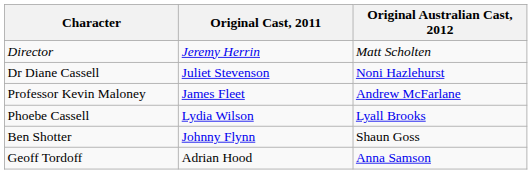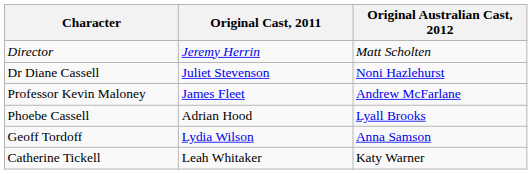(218, 115) Lydia Wilson -> (217, 115) Adrian Hood
- row: (39, 136)
(217, 158) Adrian Hood -> (218, 136) Lydia Wilson
+ row: (54, 158)
